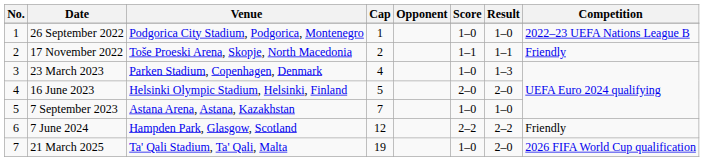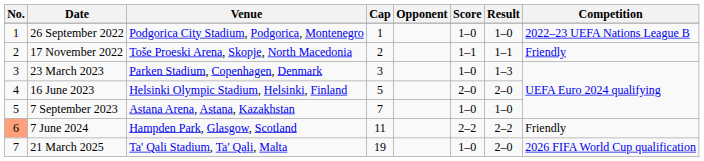(380, 71) 4 -> (380, 71) 3
(16, 128) no background -> (16, 128) lightsalmon background
(380, 128) 12 -> (380, 128) 11
